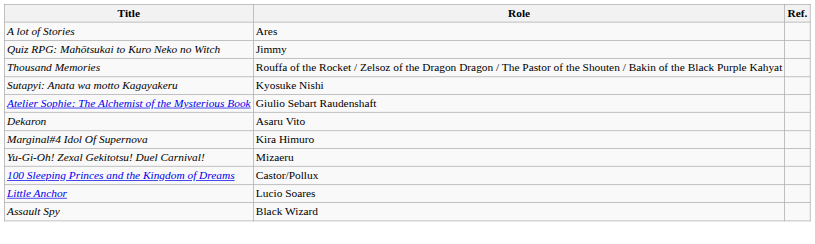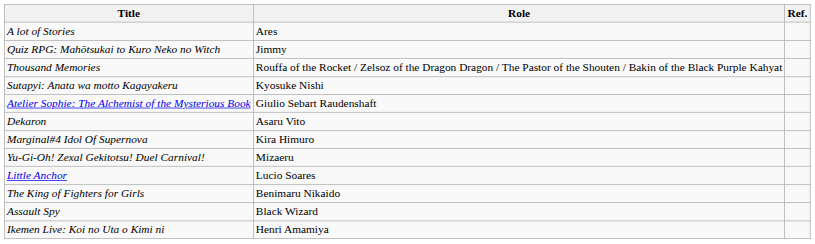- row: (121, 175)
+ row: (76, 193)
+ row: (86, 229)
